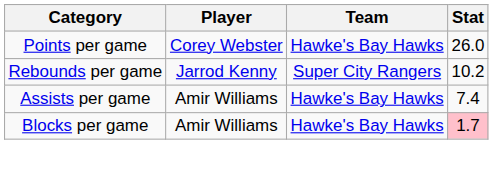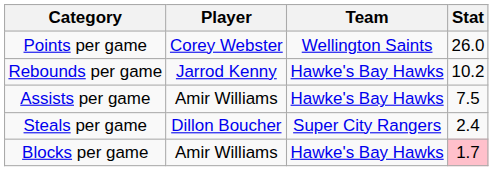(367, 44) Hawke's Bay Hawks -> (367, 44) Wellington Saints
(367, 71) Super City Rangers -> (367, 71) Hawke's Bay Hawks
(468, 98) 7.4 -> (468, 98) 7.5
+ row: (85, 125)
